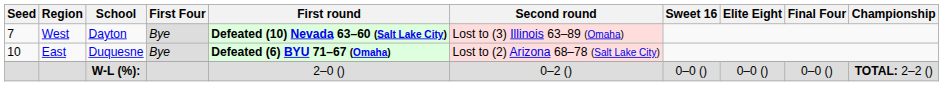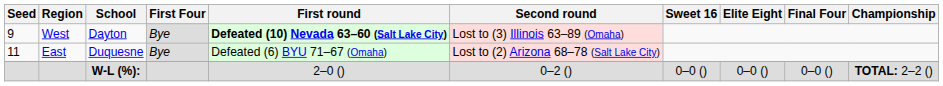(11, 33) 7 -> (11, 33) 9
(14, 53) 10 -> (14, 53) 11
(301, 53) bold -> (299, 53) normal
